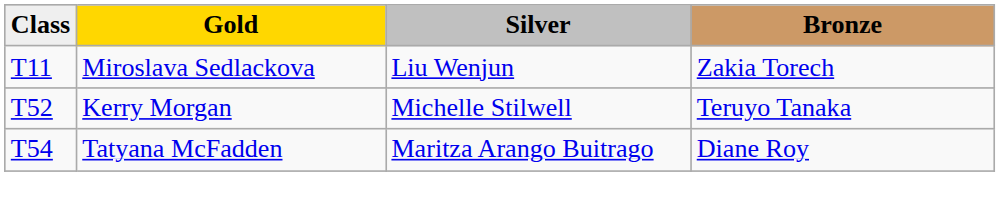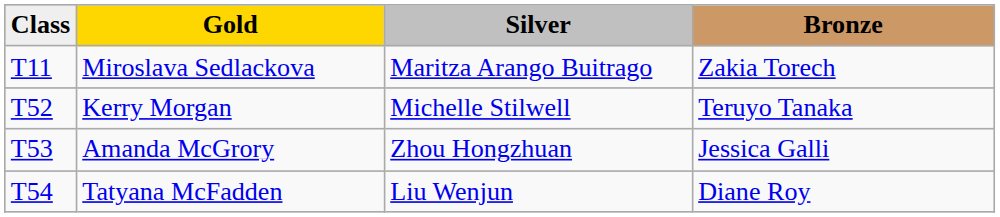(453, 66) Liu Wenjun -> (521, 66) Maritza Arango Buitrago
+ row: (178, 149)
(523, 149) Maritza Arango Buitrago -> (452, 190) Liu Wenjun
